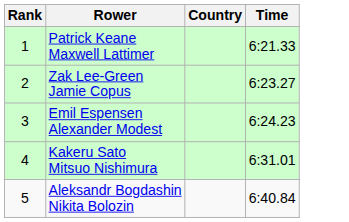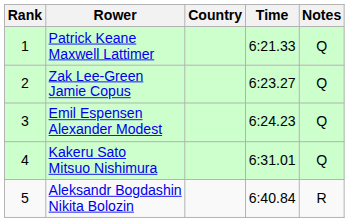+ column: (322, 15)
